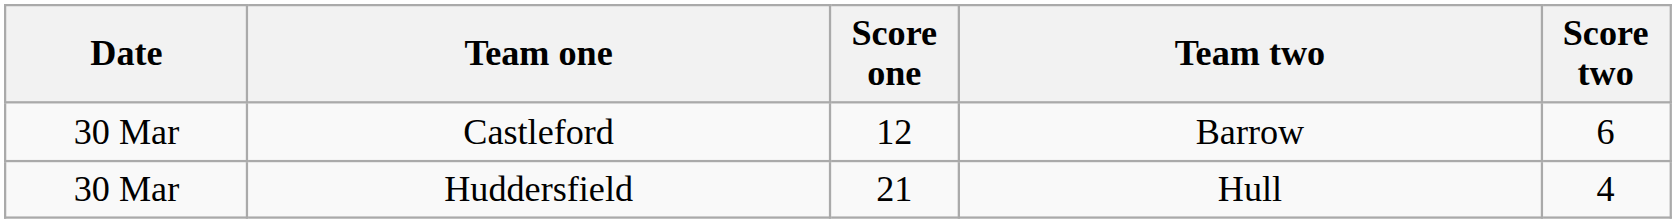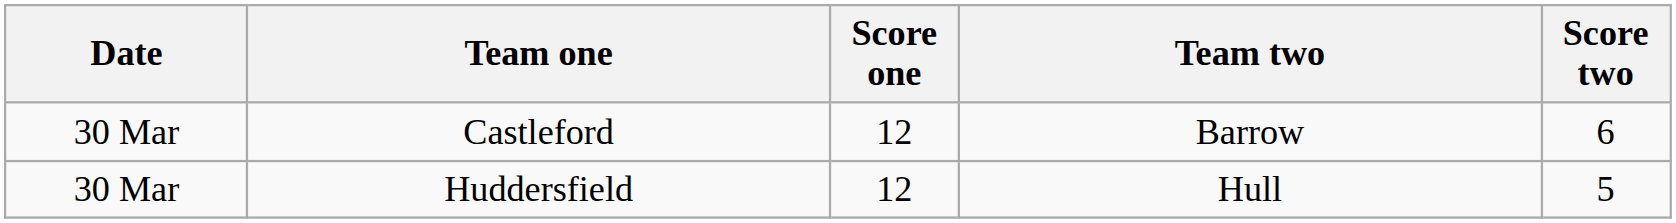(894, 188) 21 -> (894, 188) 12
(1606, 188) 4 -> (1606, 188) 5
